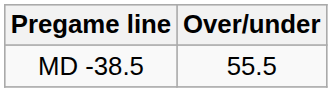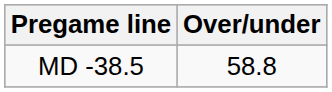(252, 65) 55.5 -> (252, 65) 58.8
